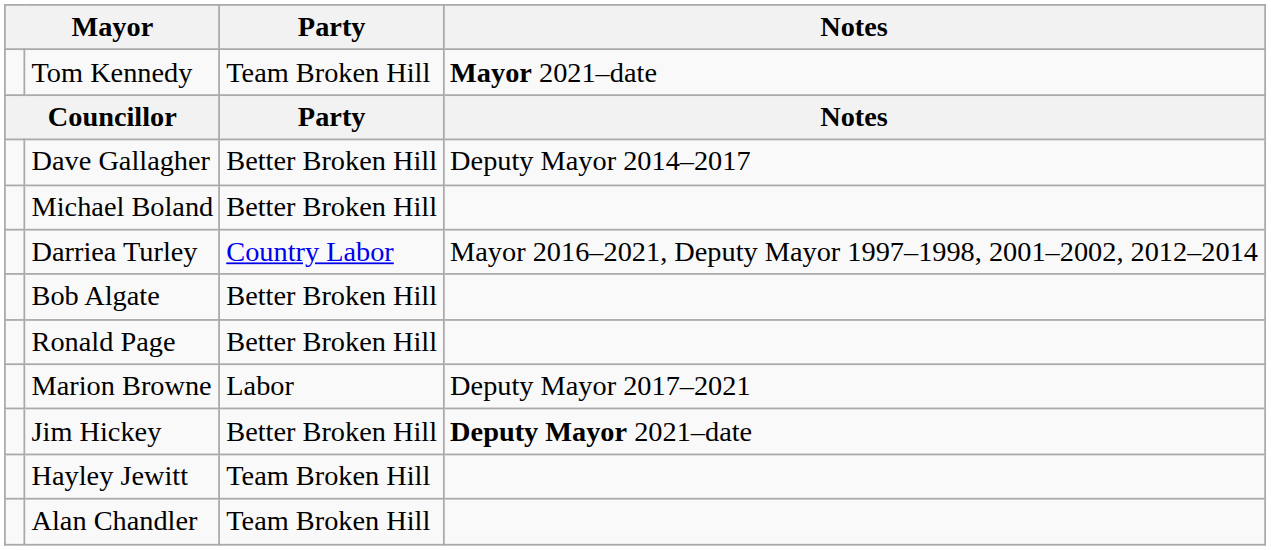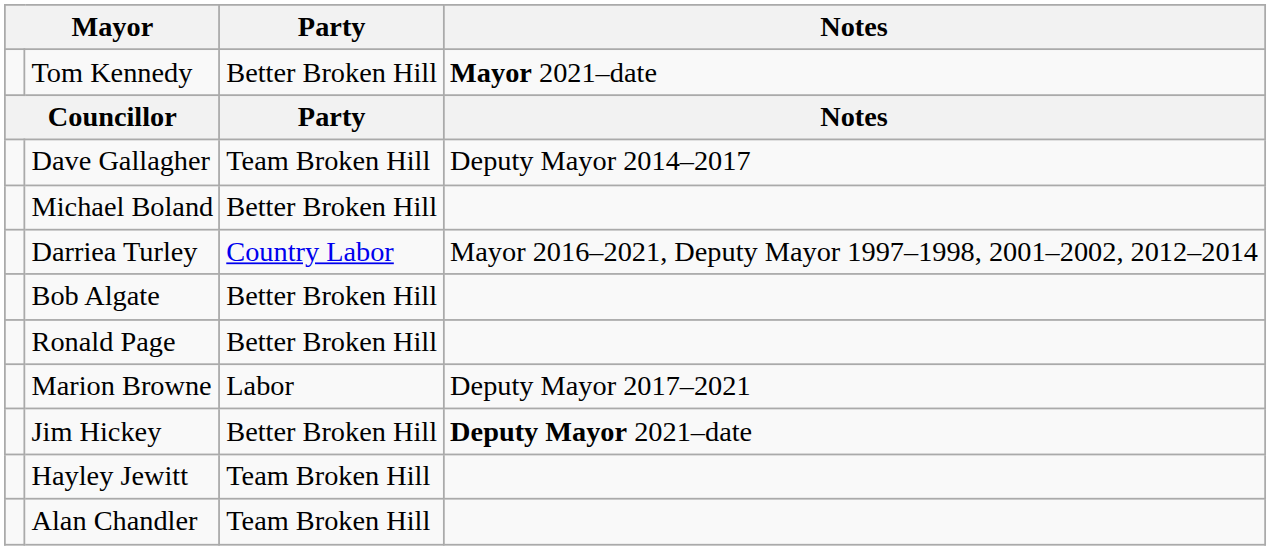(328, 71) Team Broken Hill -> (332, 71) Better Broken Hill
(332, 161) Better Broken Hill -> (328, 161) Team Broken Hill
